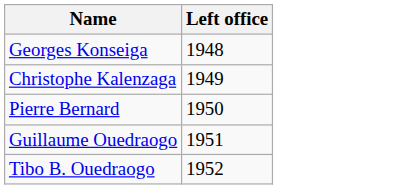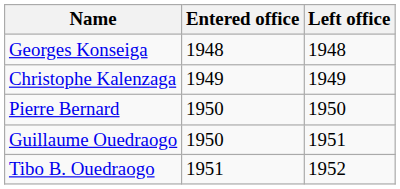+ column: (243, 19)
